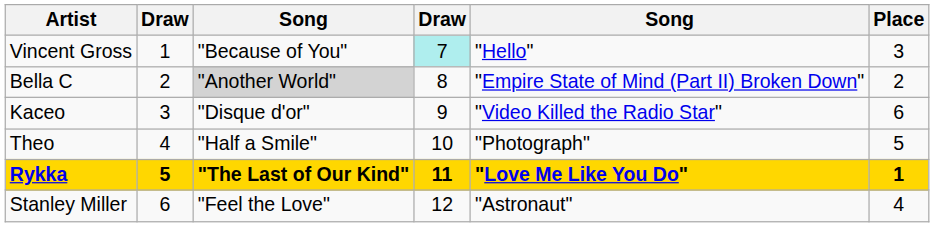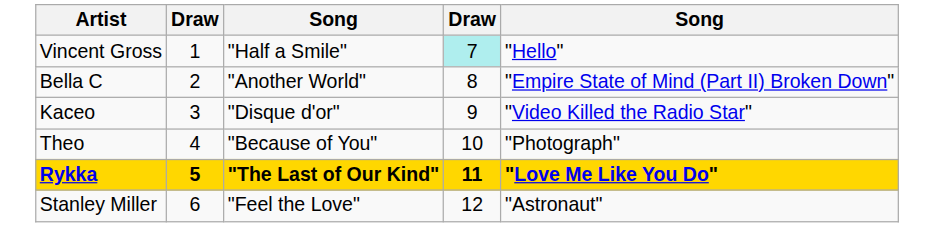- column: (899, 19)
(273, 50) "Because of You" -> (287, 50) "Half a Smile"
(267, 81) lightgrey background -> (297, 81) no background
(257, 143) "Half a Smile" -> (303, 143) "Because of You"
